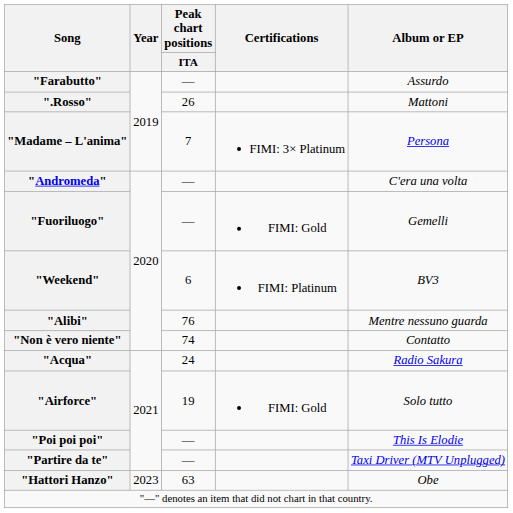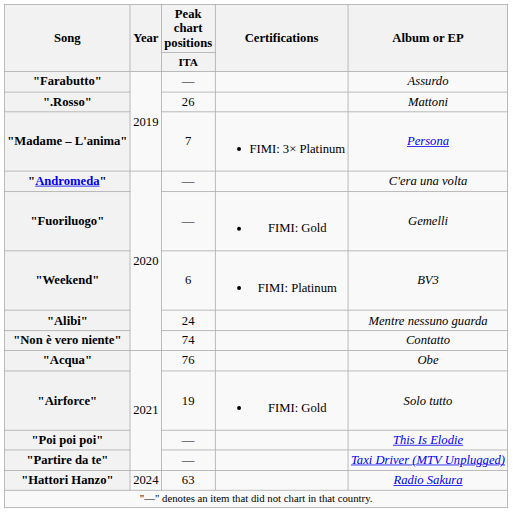(188, 320) 76 -> (188, 320) 24
(188, 360) 24 -> (188, 360) 76
(428, 360) Radio Sakura -> (428, 360) Obe
(146, 480) 2023 -> (146, 480) 2024
(428, 480) Obe -> (428, 480) Radio Sakura
